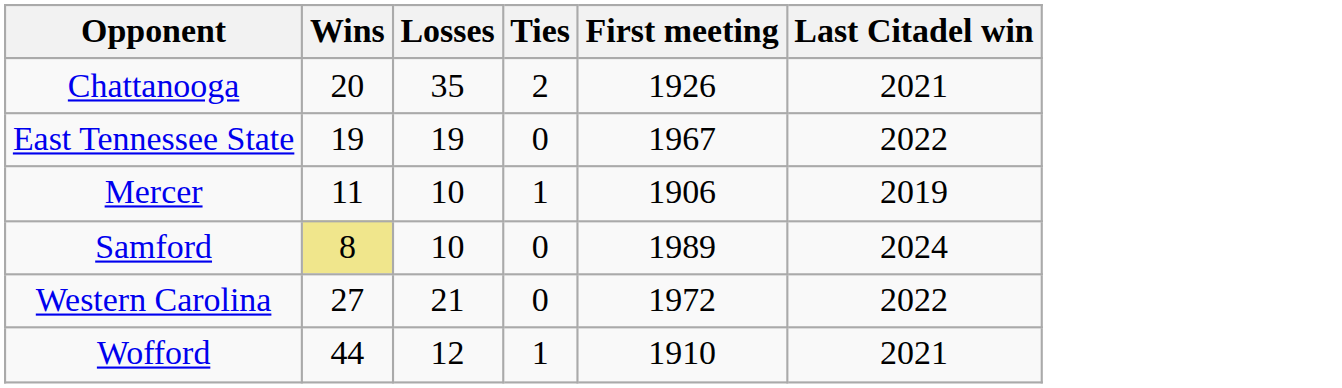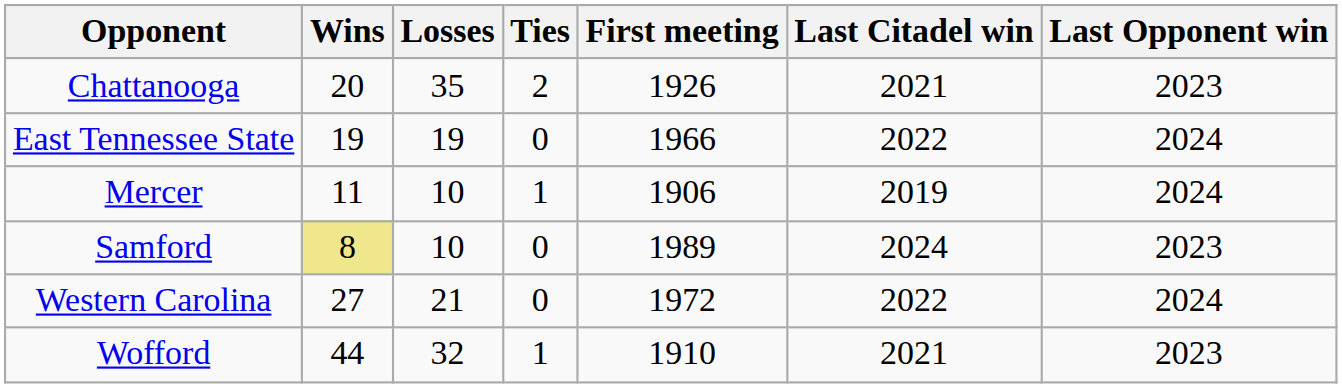+ column: (1189, 31)
(682, 138) 1967 -> (682, 138) 1966
(448, 354) 12 -> (448, 354) 32
